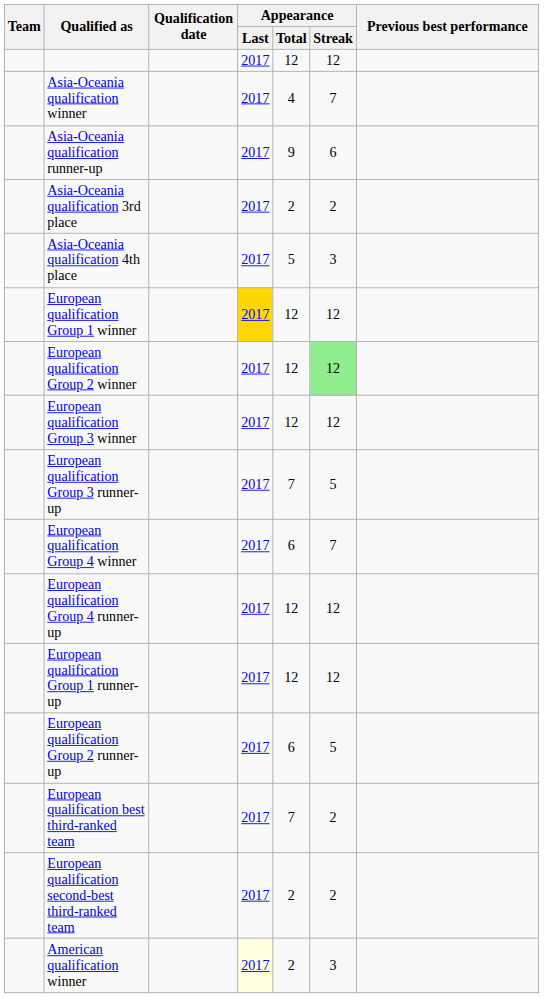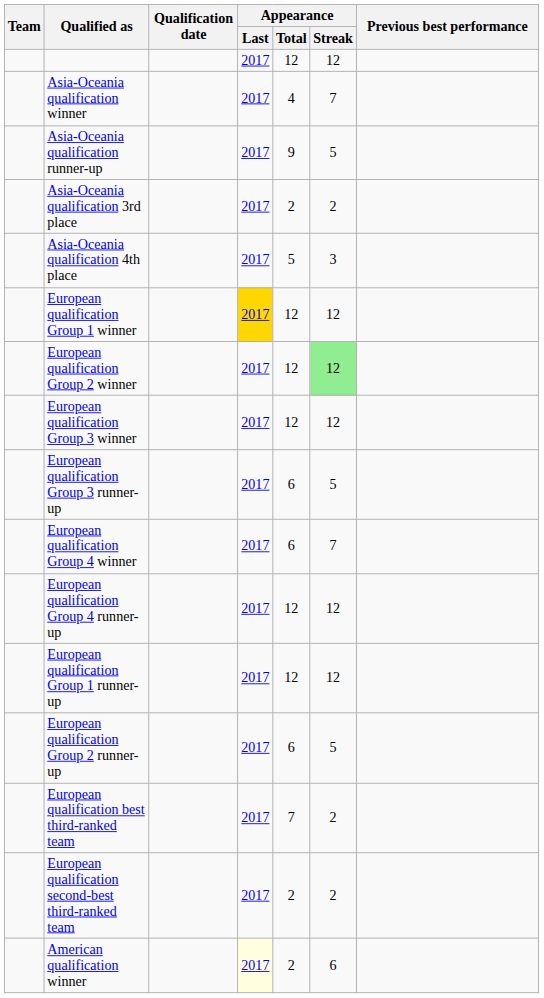(333, 152) 6 -> (333, 152) 5
(291, 484) 7 -> (291, 484) 6
(333, 965) 3 -> (333, 965) 6
